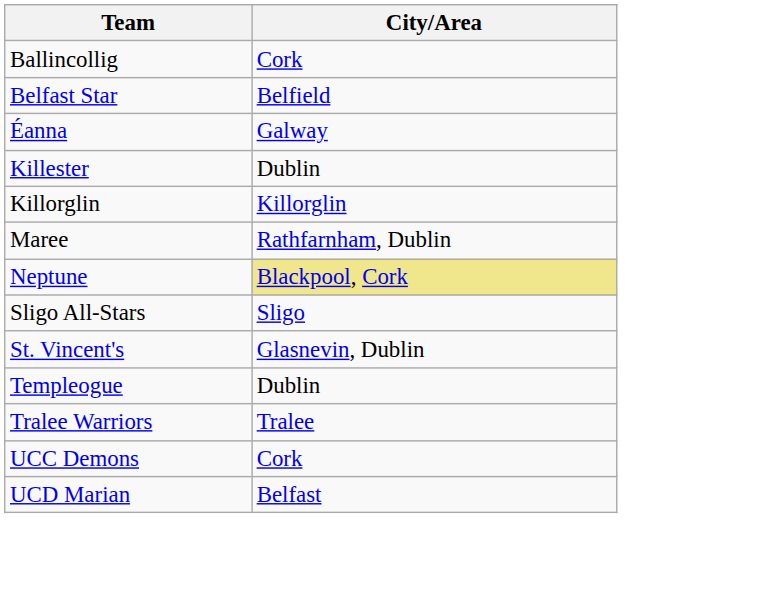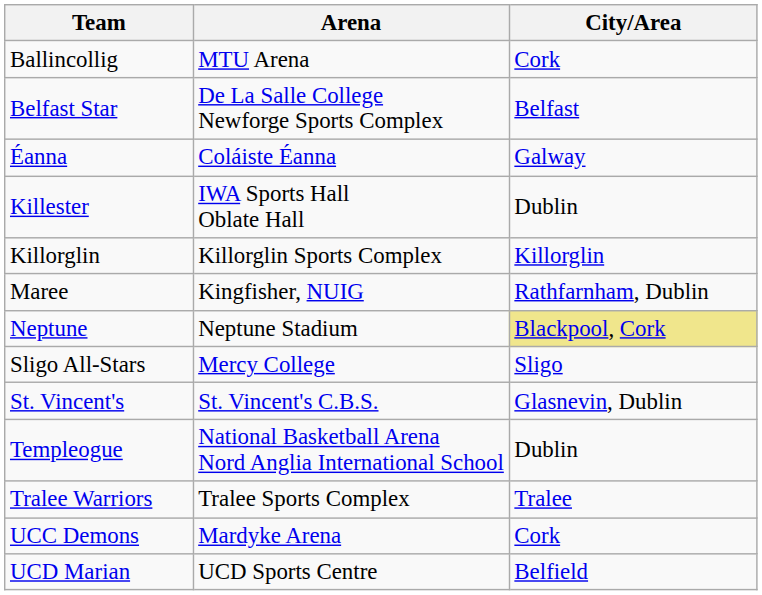+ column: (351, 22)
(294, 95) Belfield -> (547, 108) Belfast
(289, 494) Belfast -> (551, 571) Belfield
